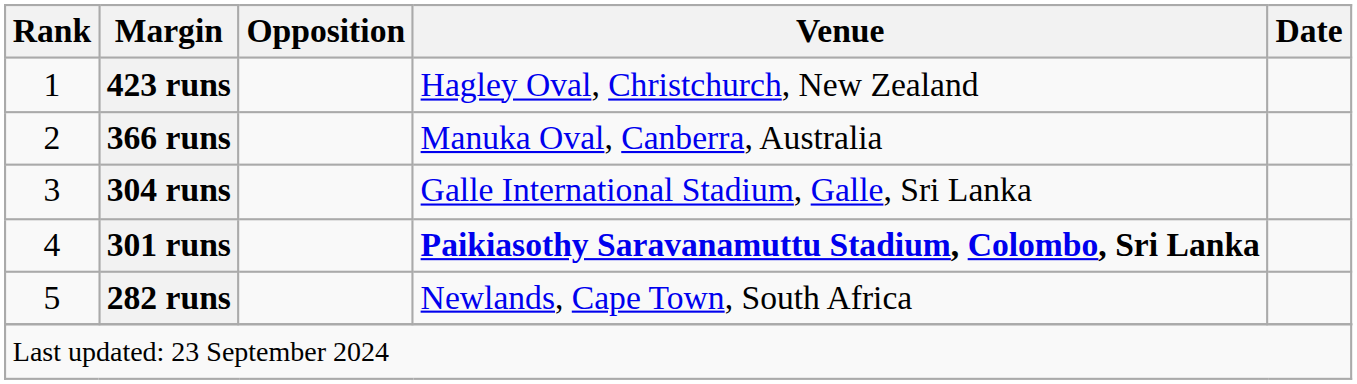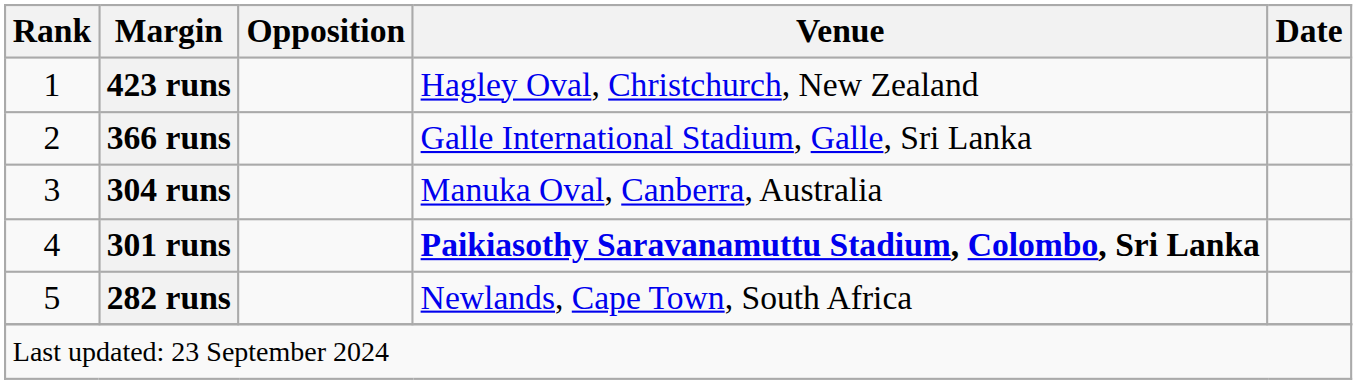(652, 137) Manuka Oval, Canberra, Australia -> (726, 137) Galle International Stadium, Galle, Sri Lanka
(726, 191) Galle International Stadium, Galle, Sri Lanka -> (652, 191) Manuka Oval, Canberra, Australia
